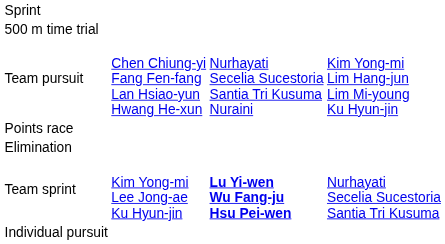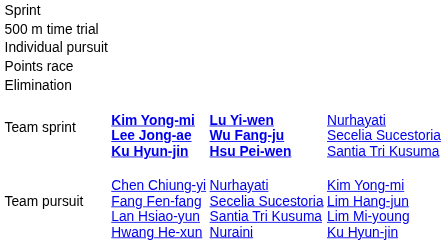rows swapped: (56, 232) <-> (44, 79)
(150, 197) normal -> (153, 135) bold
